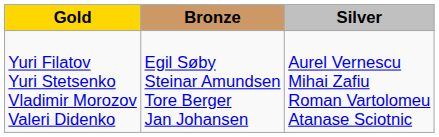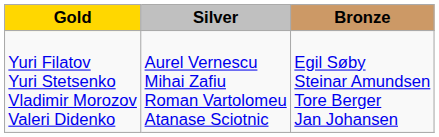columns swapped: (359, 17) <-> (213, 17)
